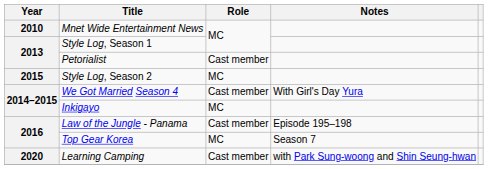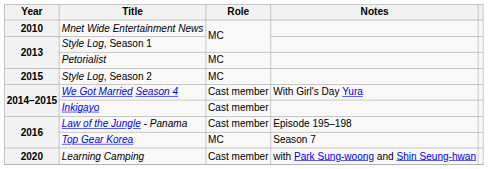(238, 60) Cast member -> (216, 60) MC
(216, 108) MC -> (238, 108) Cast member
